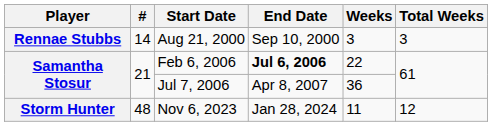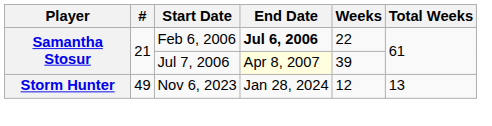- row: (201, 39)
(290, 86) no background -> (282, 62) lightyellow background
(354, 86) 36 -> (344, 62) 39
(142, 109) 48 -> (142, 86) 49
(354, 109) 11 -> (344, 86) 12
(407, 109) 12 -> (397, 86) 13
